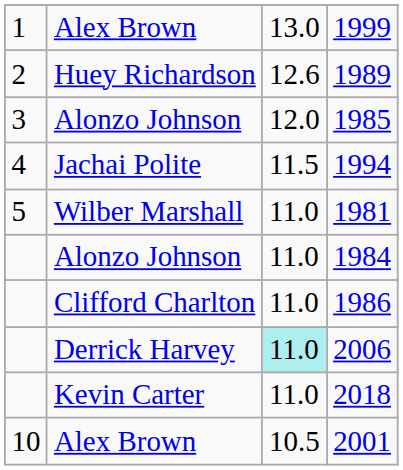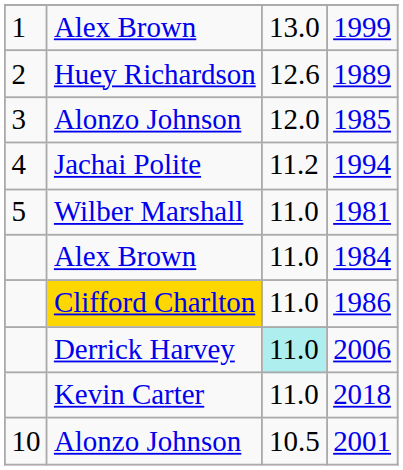(294, 165) 11.5 -> (294, 165) 11.2
(148, 257) Alonzo Johnson -> (125, 257) Alex Brown
(155, 303) no background -> (155, 303) gold background
(125, 440) Alex Brown -> (148, 440) Alonzo Johnson
